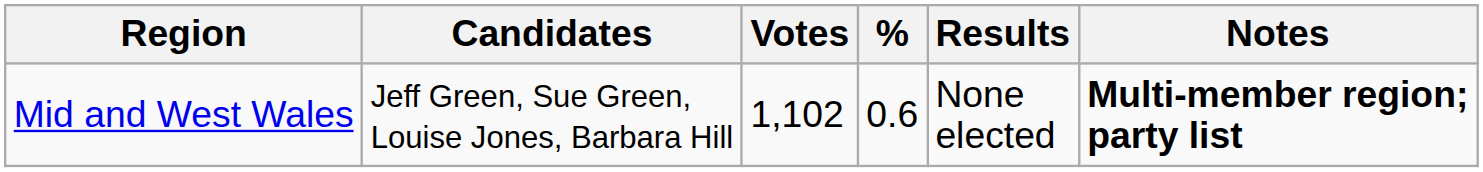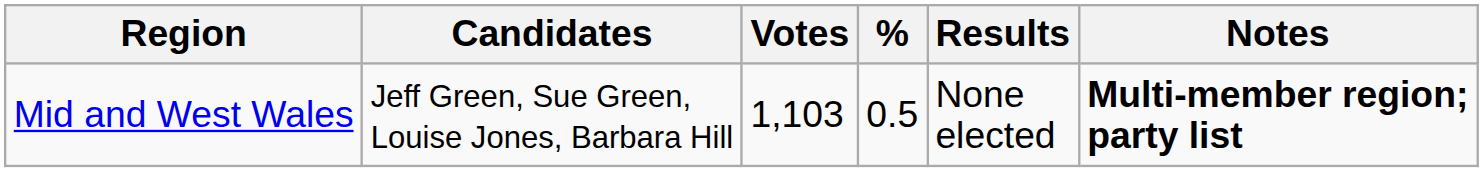(797, 114) 1,102 -> (797, 114) 1,103
(892, 114) 0.6 -> (892, 114) 0.5
